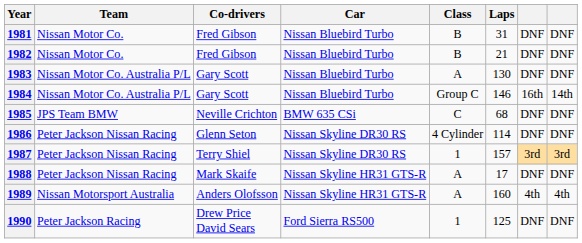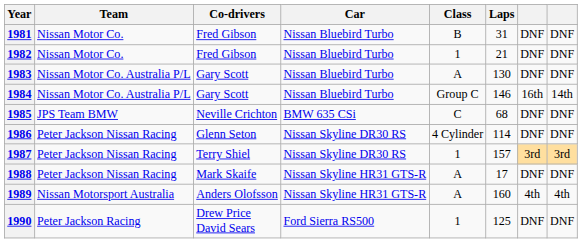(458, 54) B -> (458, 54) 1
